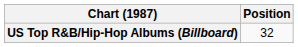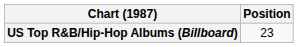(267, 33) 32 -> (267, 33) 23
